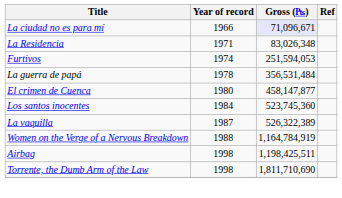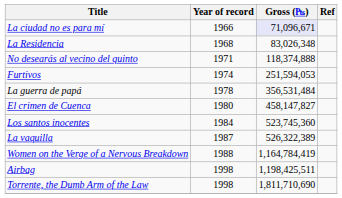(223, 43) 1971 -> (223, 43) 1968
+ row: (72, 59)
(291, 91) 458,147,877 -> (291, 106) 458,147,827
(287, 138) 1,164,784,919 -> (287, 153) 1,164,784,419
